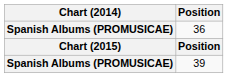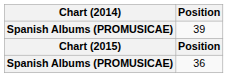rows swapped: (199, 30) <-> (199, 64)
